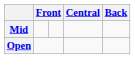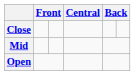+ row: (19, 29)
